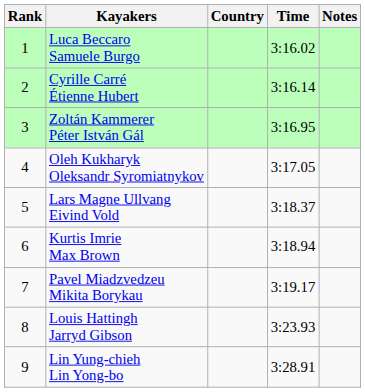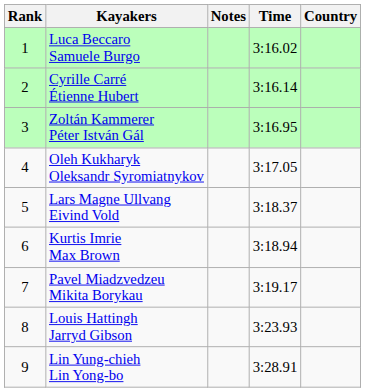columns swapped: (237, 16) <-> (340, 16)
